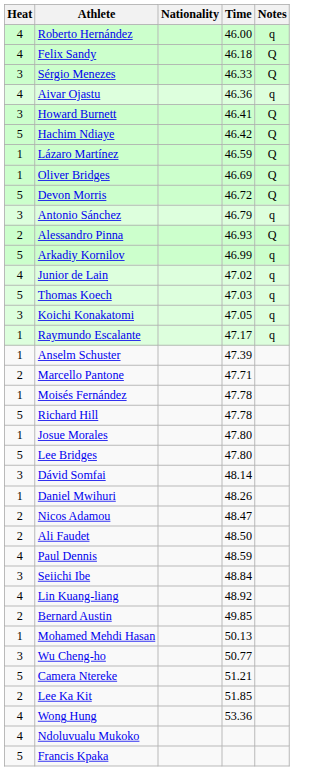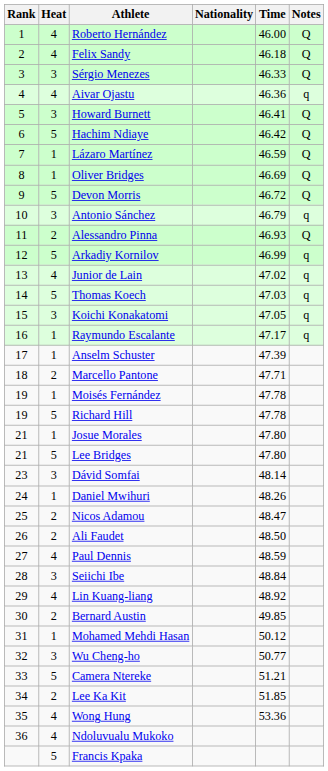+ column: (21, 14)
(272, 34) q -> (306, 34) Q
(238, 636) 50.13 -> (272, 636) 50.12
